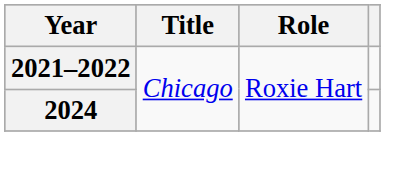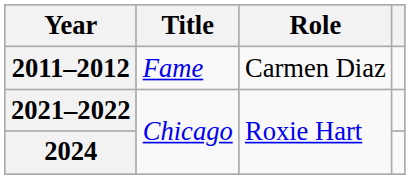+ row: (71, 67)
